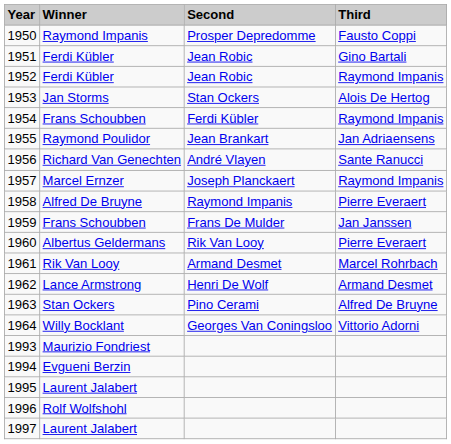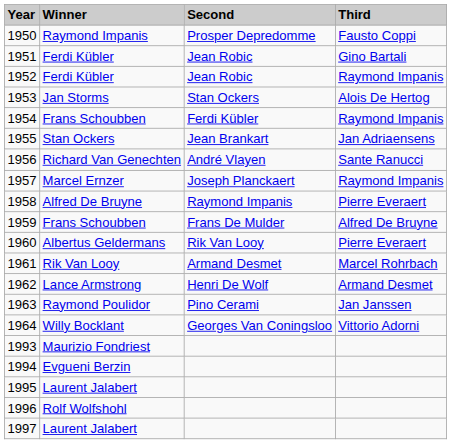(96, 139) Raymond Poulidor -> (79, 139) Stan Ockers
(375, 222) Jan Janssen -> (388, 222) Alfred De Bruyne
(79, 305) Stan Ockers -> (96, 305) Raymond Poulidor
(388, 305) Alfred De Bruyne -> (375, 305) Jan Janssen
